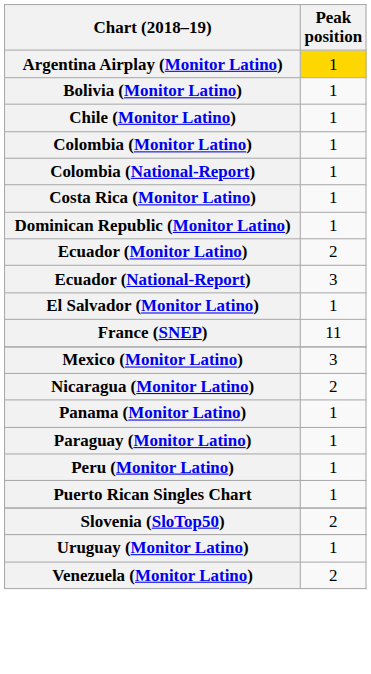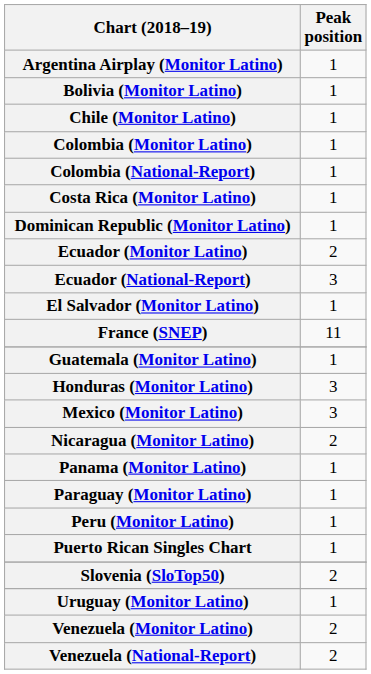(333, 63) gold background -> (333, 63) no background
+ row: (153, 359)
+ row: (153, 386)
+ row: (153, 655)
